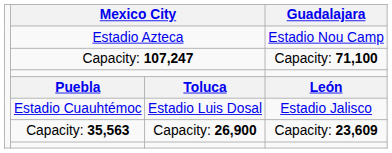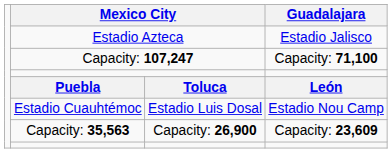(326, 37) Estadio Nou Camp -> (326, 37) Estadio Jalisco
(326, 109) Estadio Jalisco -> (326, 109) Estadio Nou Camp
